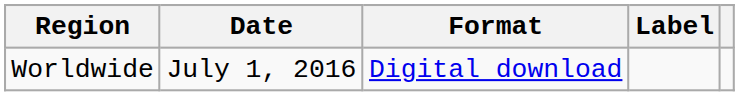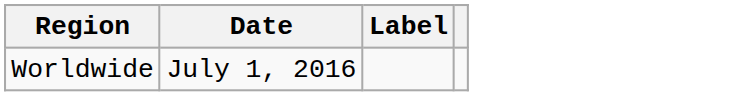- column: (496, 27)
